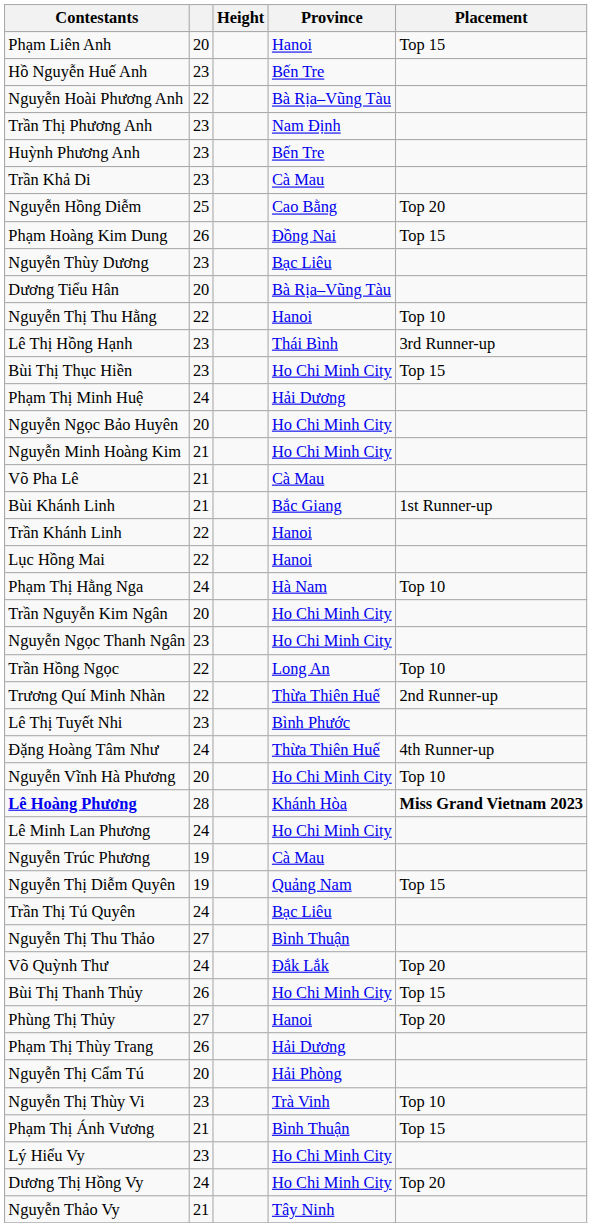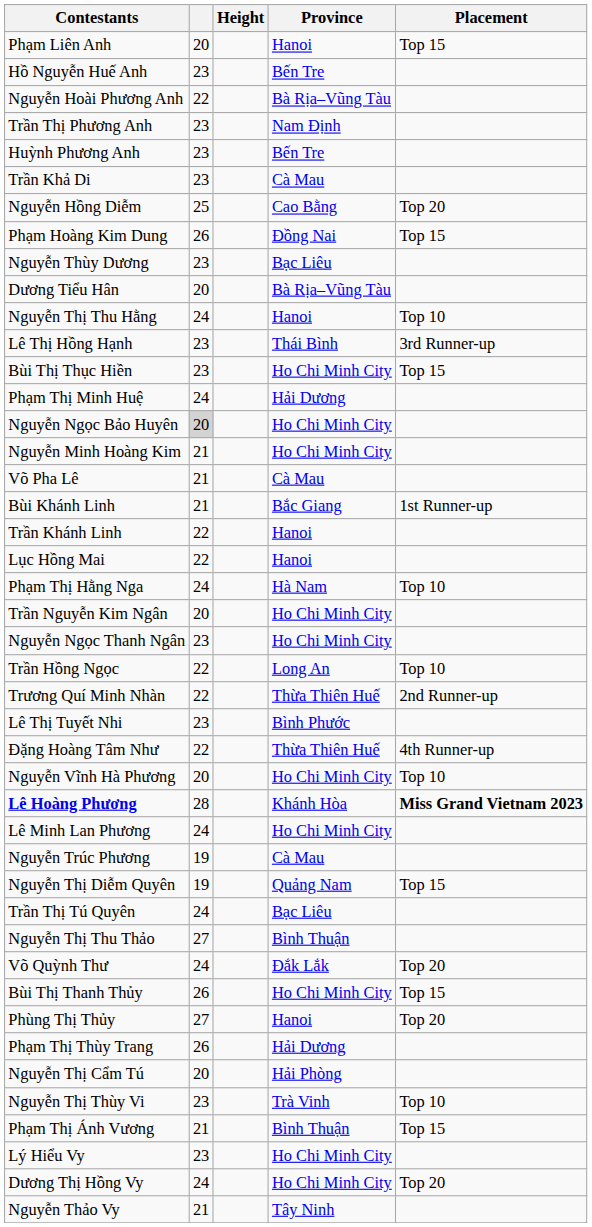(201, 315) 22 -> (201, 315) 24
(201, 424) no background -> (201, 424) lightgrey background
(201, 749) 24 -> (201, 749) 22
